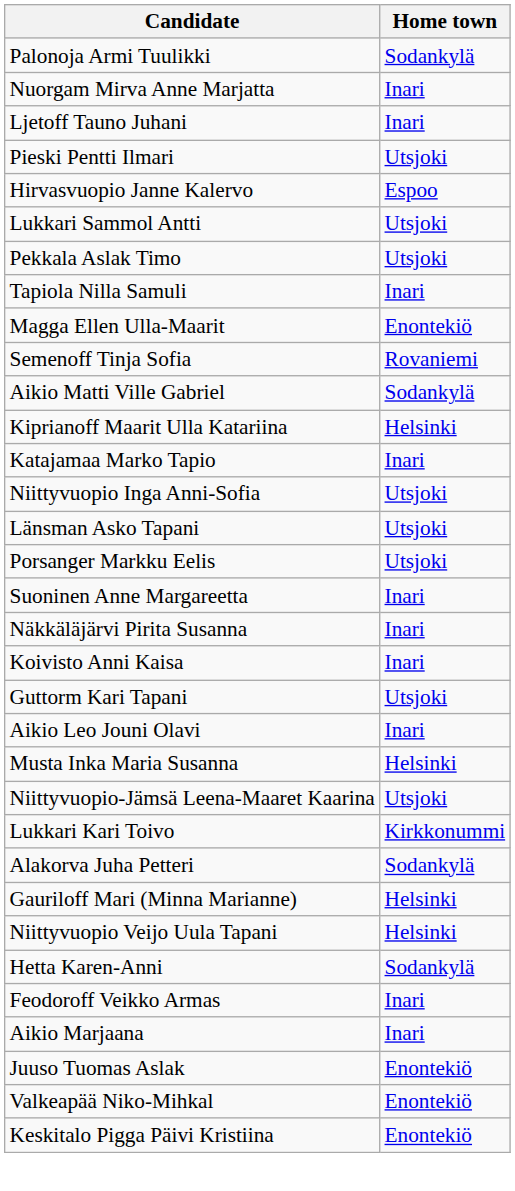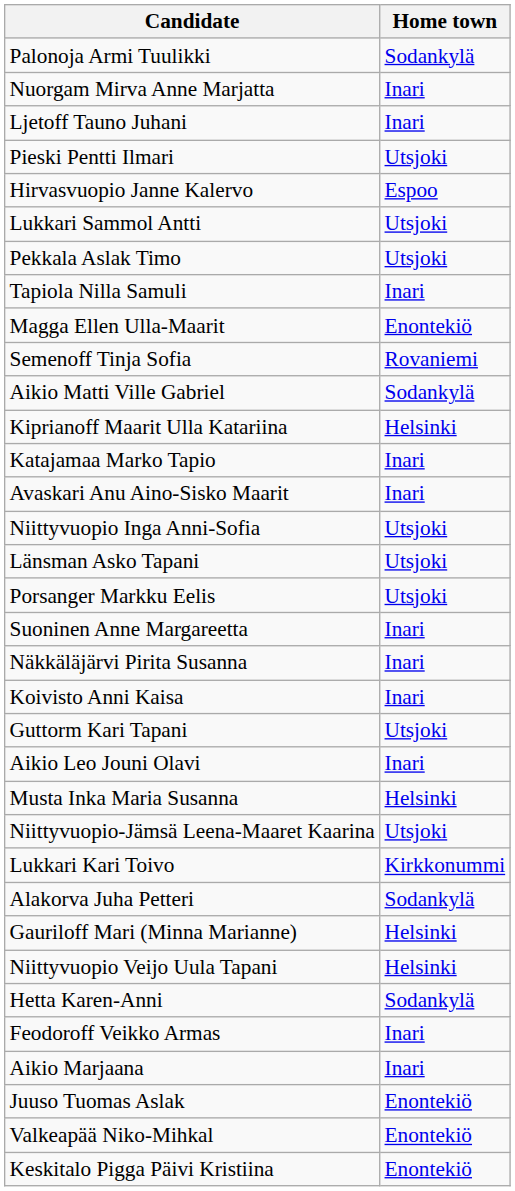+ row: (149, 493)
